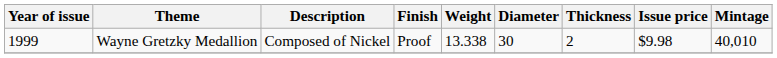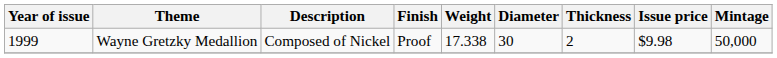(466, 40) 13.338 -> (466, 40) 17.338
(736, 40) 40,010 -> (736, 40) 50,000
